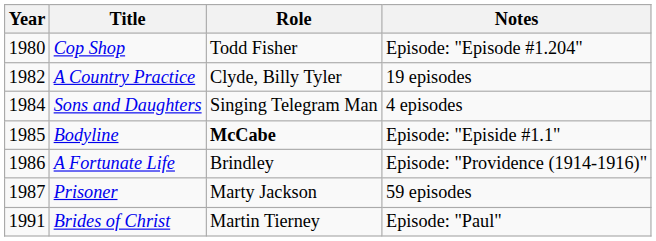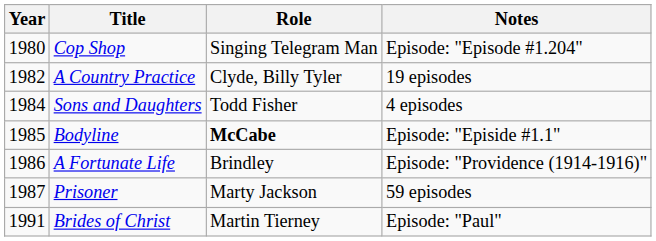(254, 47) Todd Fisher -> (294, 47) Singing Telegram Man
(294, 105) Singing Telegram Man -> (254, 105) Todd Fisher
